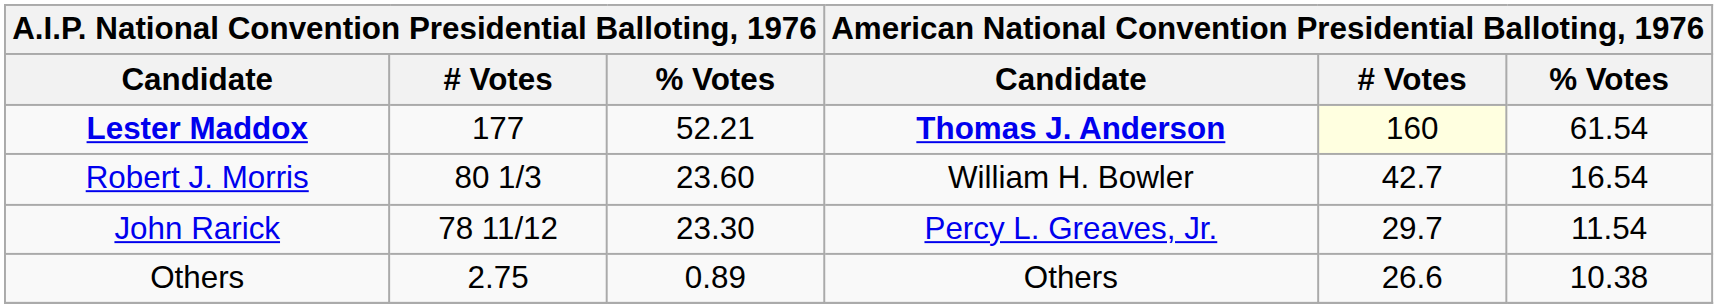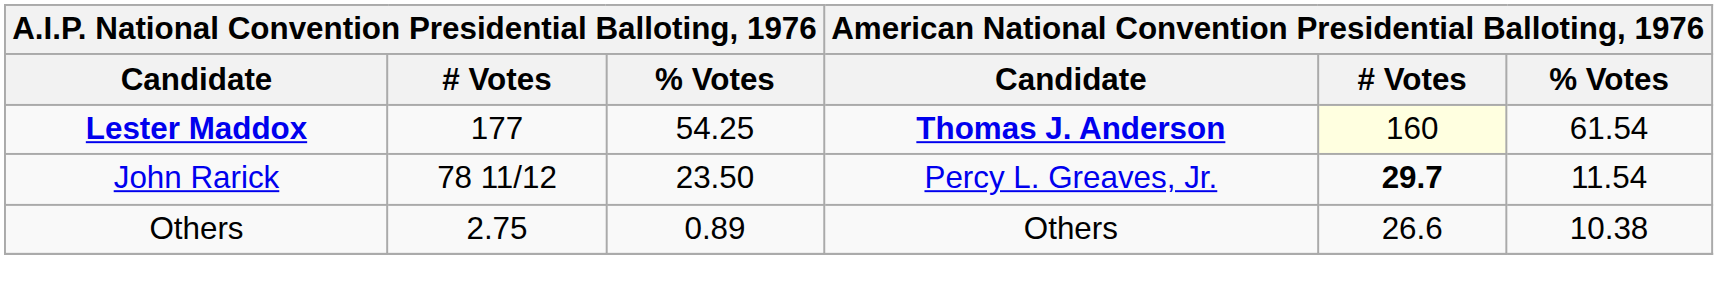(715, 128) 52.21 -> (715, 128) 54.25
- row: (197, 178)
(715, 228) 23.30 -> (715, 178) 23.50
(1412, 228) normal -> (1412, 178) bold
